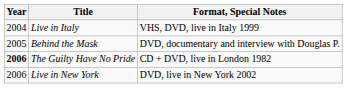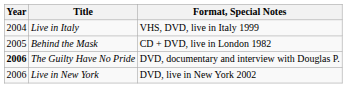(240, 43) DVD, documentary and interview with Douglas P. -> (205, 43) CD + DVD, live in London 1982
(205, 59) CD + DVD, live in London 1982 -> (240, 59) DVD, documentary and interview with Douglas P.
